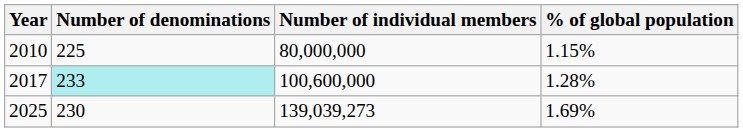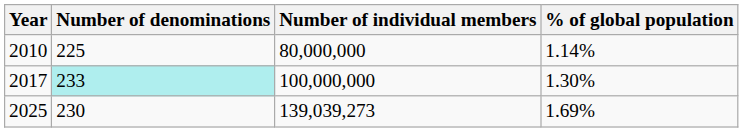(570, 50) 1.15% -> (570, 50) 1.14%
(327, 80) 100,600,000 -> (327, 80) 100,000,000
(570, 80) 1.28% -> (570, 80) 1.30%
